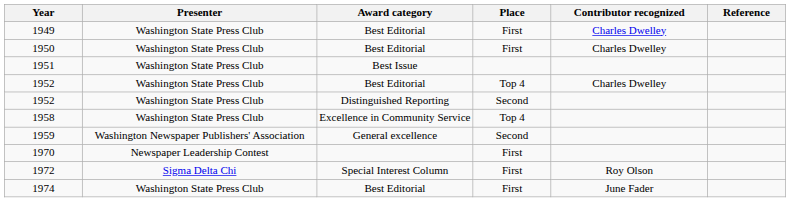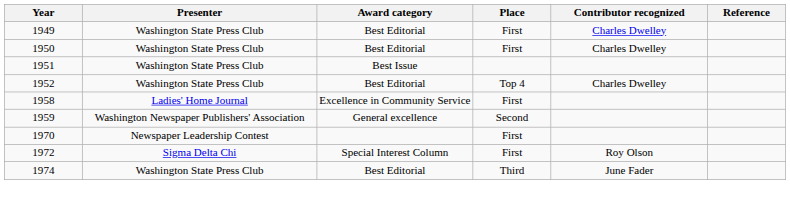- row: (43, 100)
(200, 118) Washington State Press Club -> (200, 100) Ladies' Home Journal
(512, 118) Top 4 -> (512, 100) First
(512, 188) First -> (512, 170) Third
